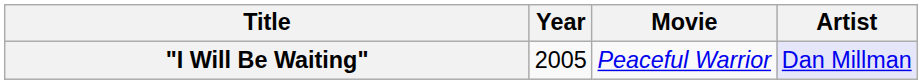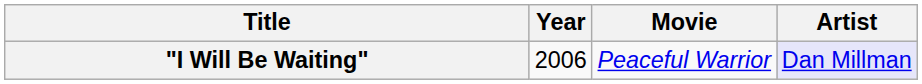(561, 60) 2005 -> (561, 60) 2006
